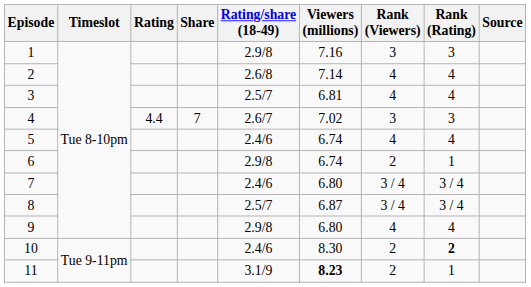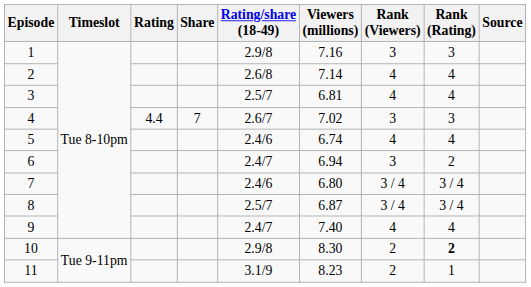(258, 161) 2.9/8 -> (258, 161) 2.4/7
(330, 161) 6.74 -> (330, 161) 6.94
(393, 161) 2 -> (393, 161) 3
(451, 161) 1 -> (451, 161) 2
(258, 227) 2.9/8 -> (258, 227) 2.4/7
(330, 227) 6.80 -> (330, 227) 7.40
(258, 249) 2.4/6 -> (258, 249) 2.9/8
(330, 270) bold -> (330, 270) normal
